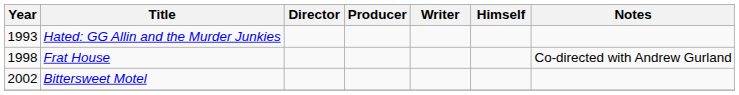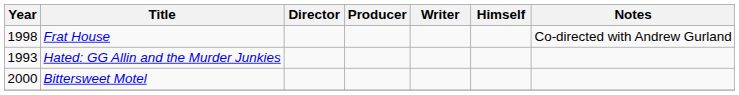rows swapped: (162, 36) <-> (77, 57)
(22, 79) 2002 -> (22, 79) 2000
